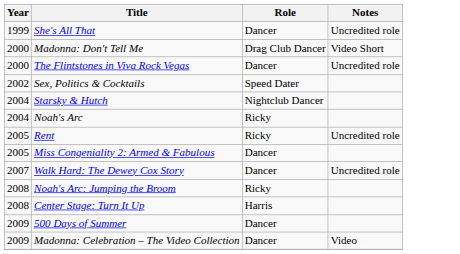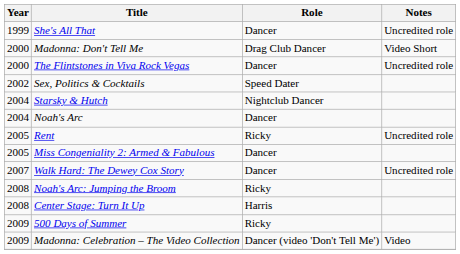(258, 118) Ricky -> (261, 118) Dancer
(261, 223) Dancer -> (258, 223) Ricky
(261, 240) Dancer -> (312, 240) Dancer (video 'Don't Tell Me')
